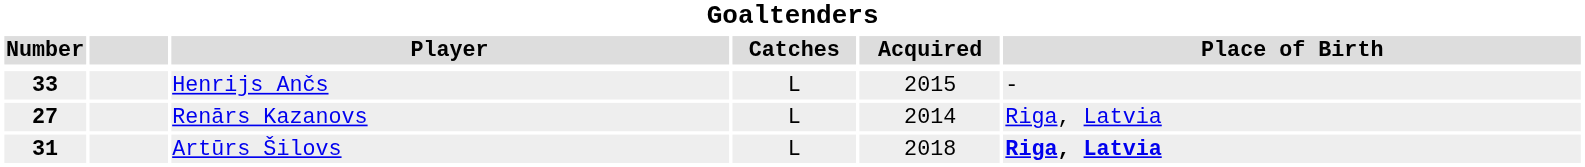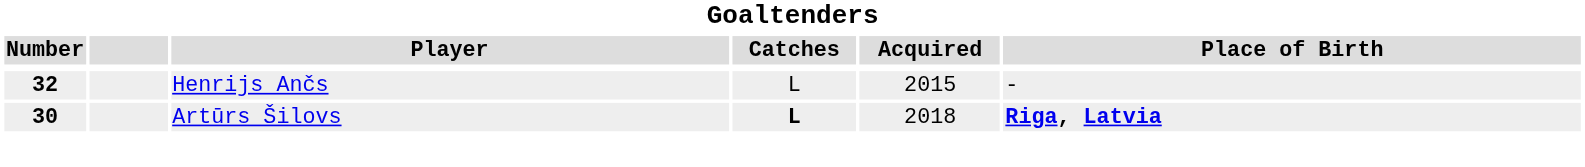(45, 85) 33 -> (45, 85) 32
- row: (270, 117)
(45, 149) 31 -> (45, 117) 30
(794, 149) normal -> (794, 117) bold
